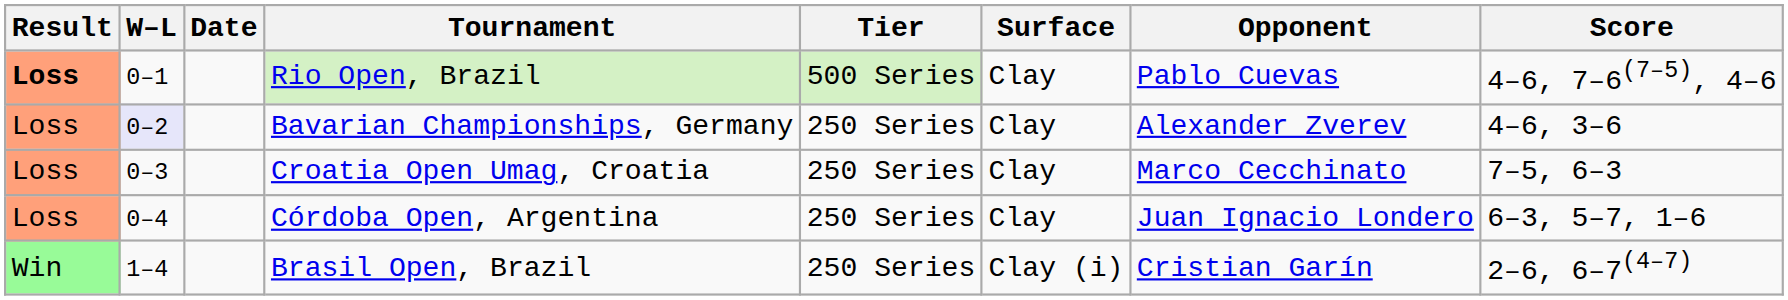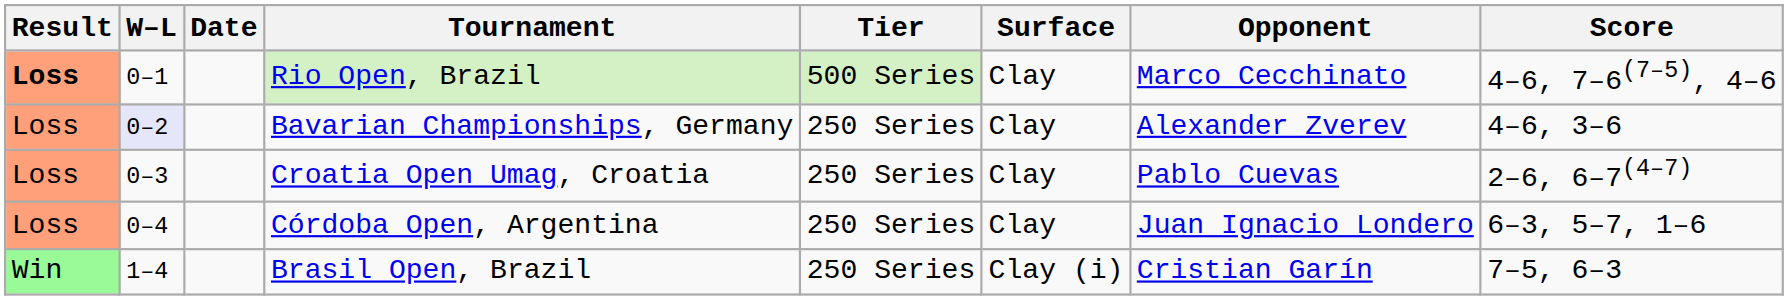(1238, 77) Pablo Cuevas -> (1272, 77) Marco Cecchinato
(1272, 172) Marco Cecchinato -> (1238, 176) Pablo Cuevas
(1555, 172) 7–5, 6–3 -> (1590, 176) 2–6, 6–7(4–7)
(1590, 268) 2–6, 6–7(4–7) -> (1555, 271) 7–5, 6–3
